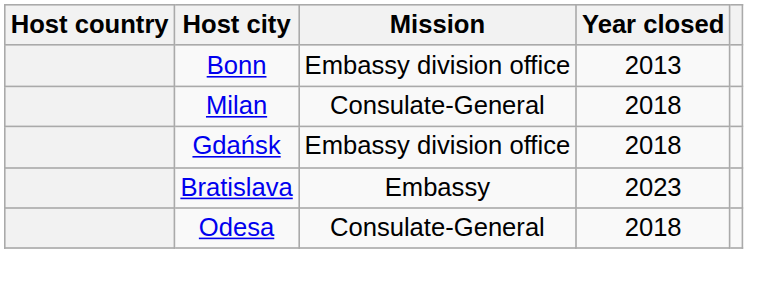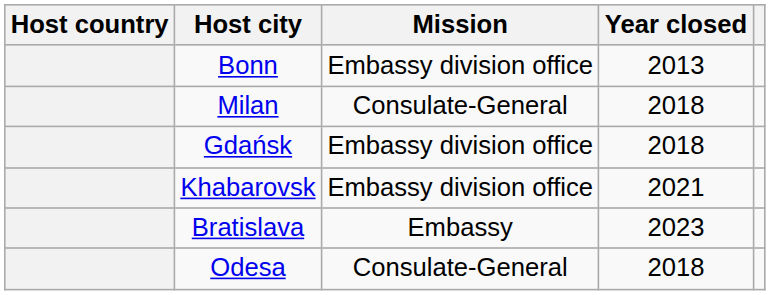+ row: (248, 187)
